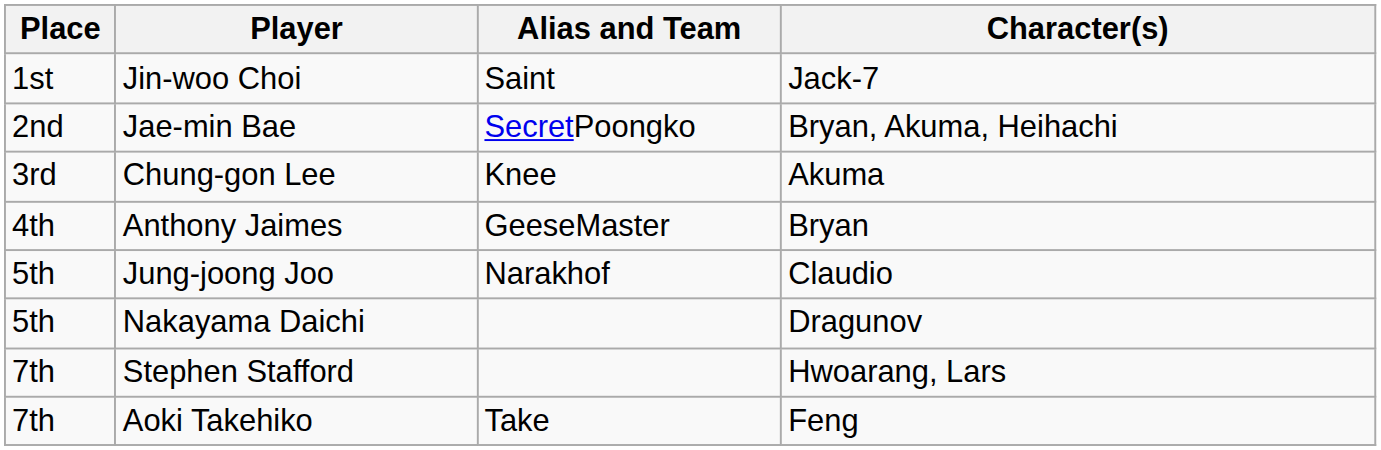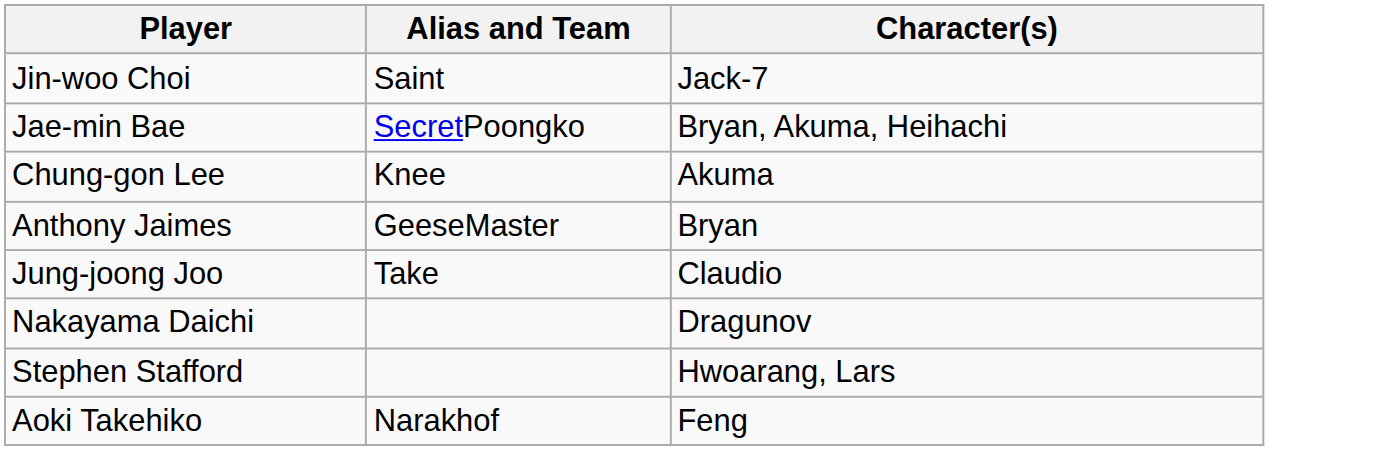- column: (60, 28)
(547, 273) Narakhof -> (406, 273) Take
(517, 420) Take -> (436, 420) Narakhof
